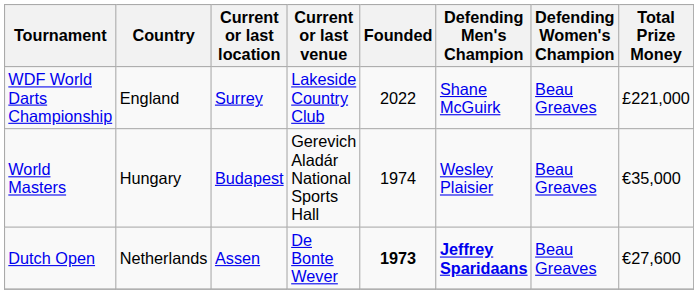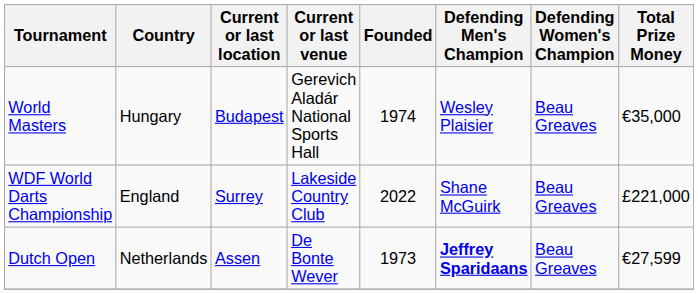rows swapped: (60, 98) <-> (37, 178)
(398, 259) bold -> (398, 259) normal
(651, 259) €27,600 -> (651, 259) €27,599
